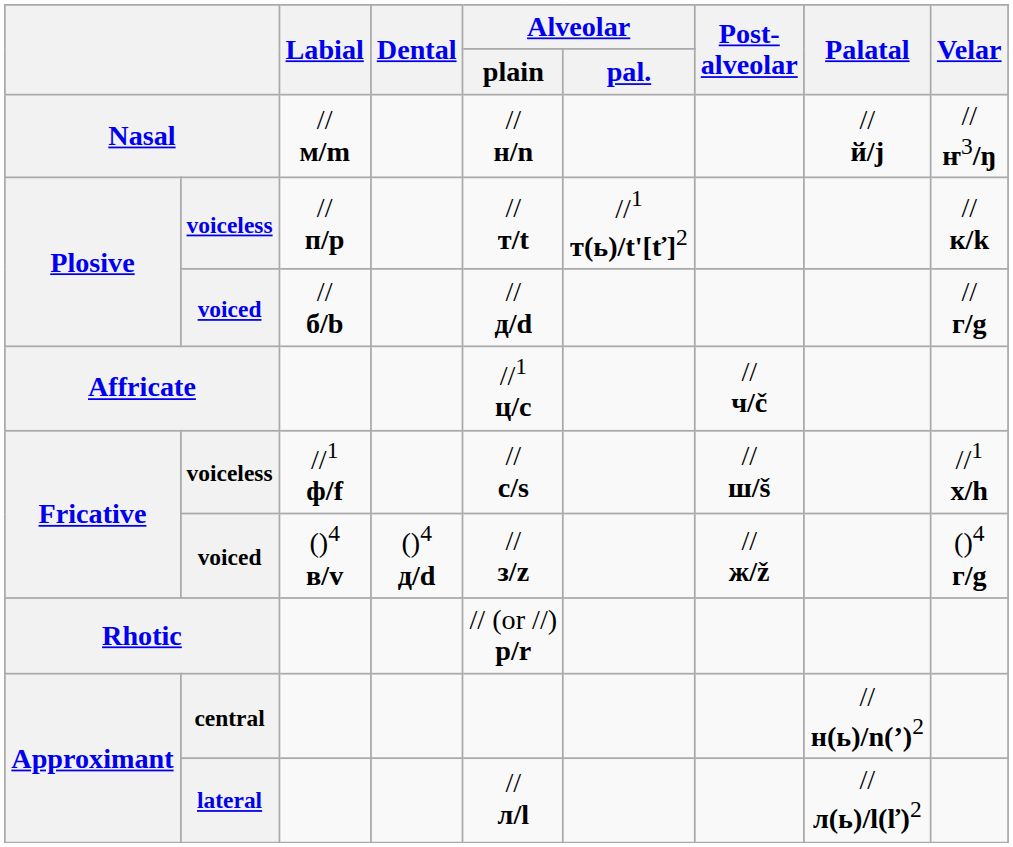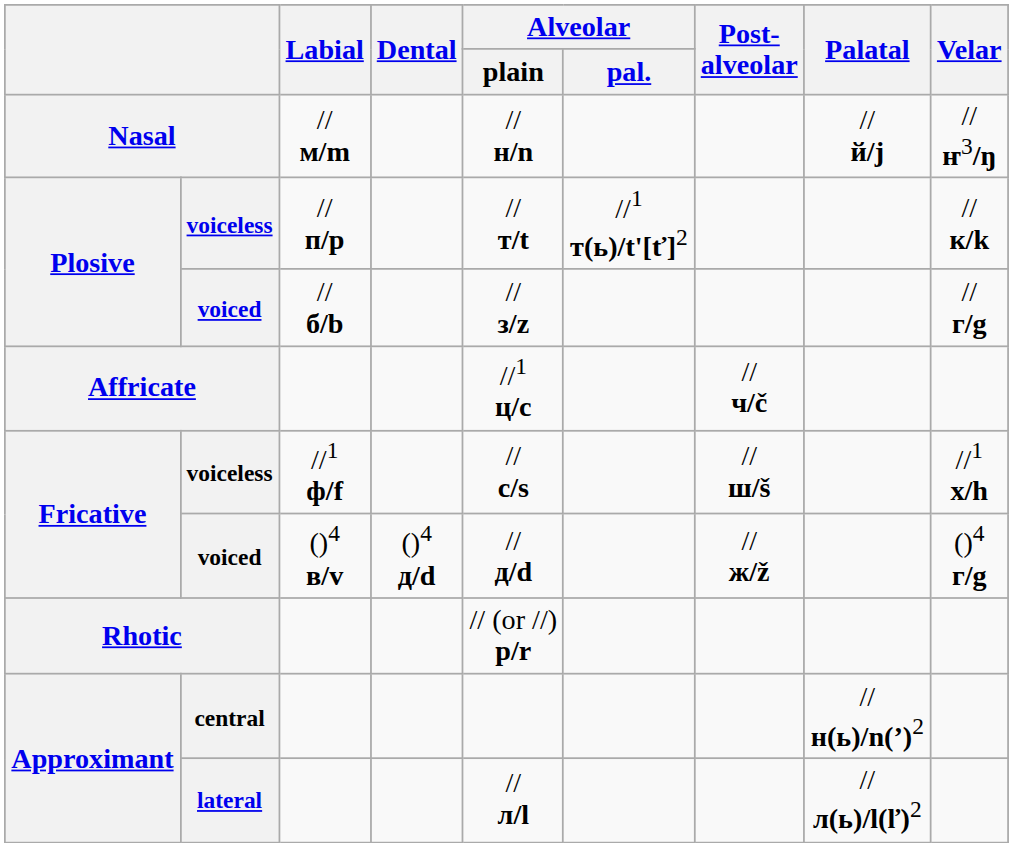(513, 307) // д/d -> (513, 307) // з/z
(513, 555) // з/z -> (513, 555) // д/d
